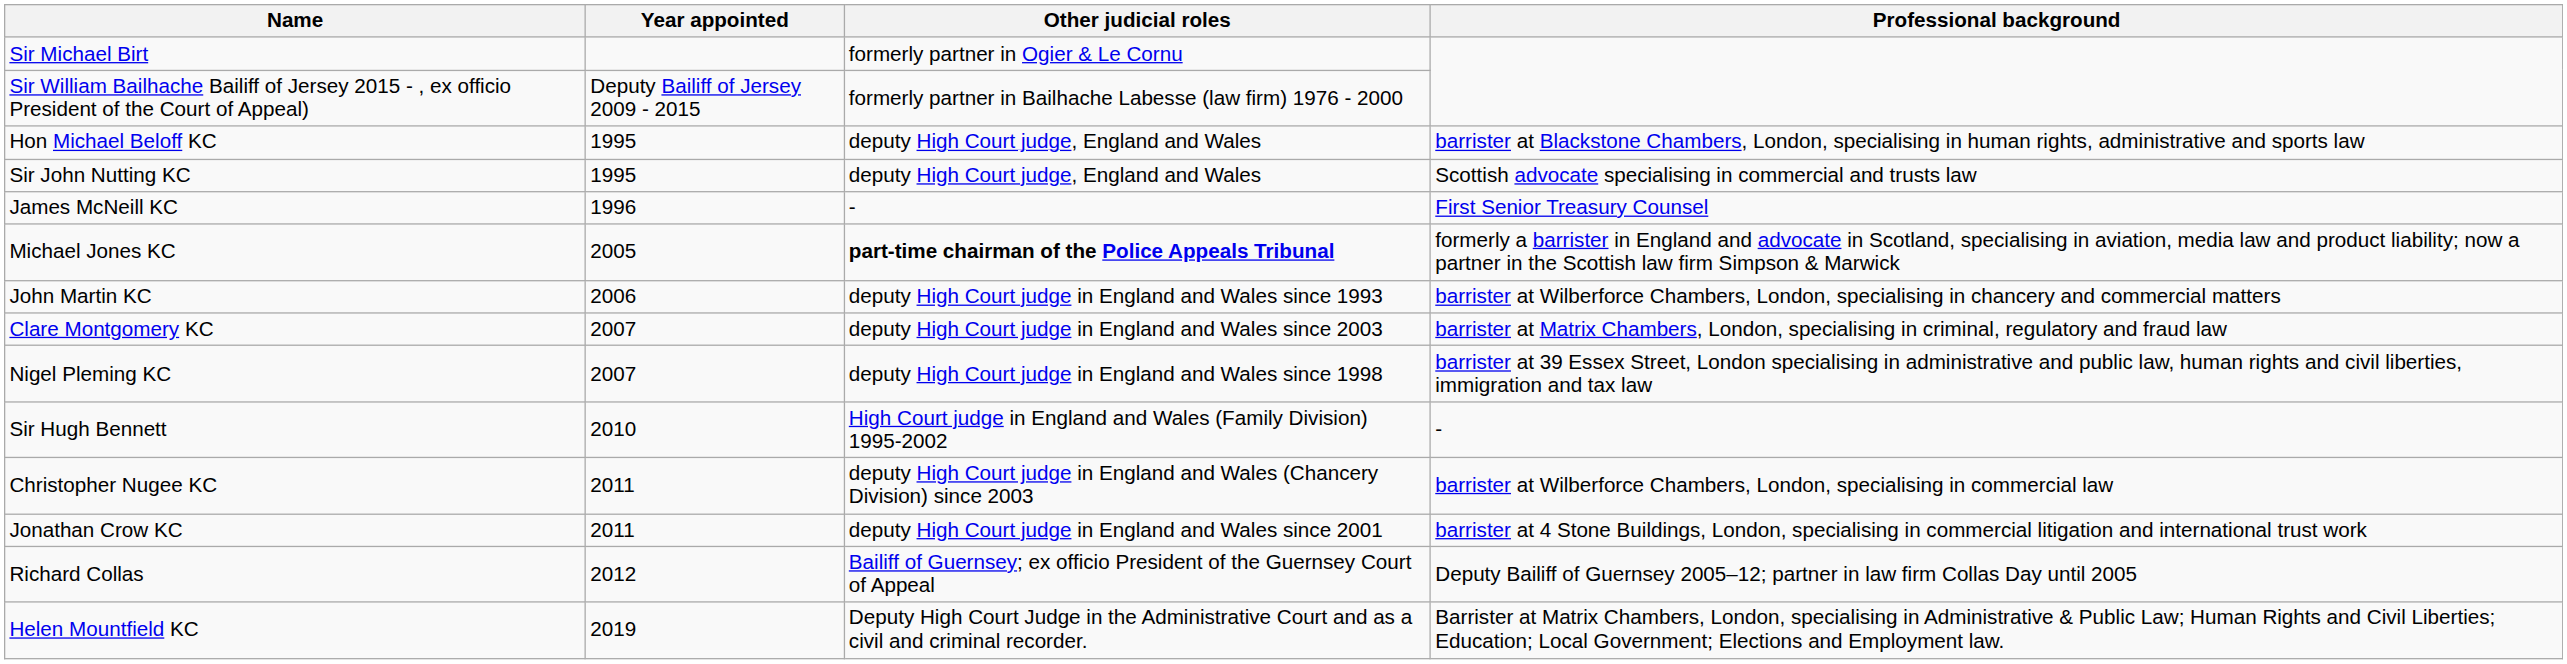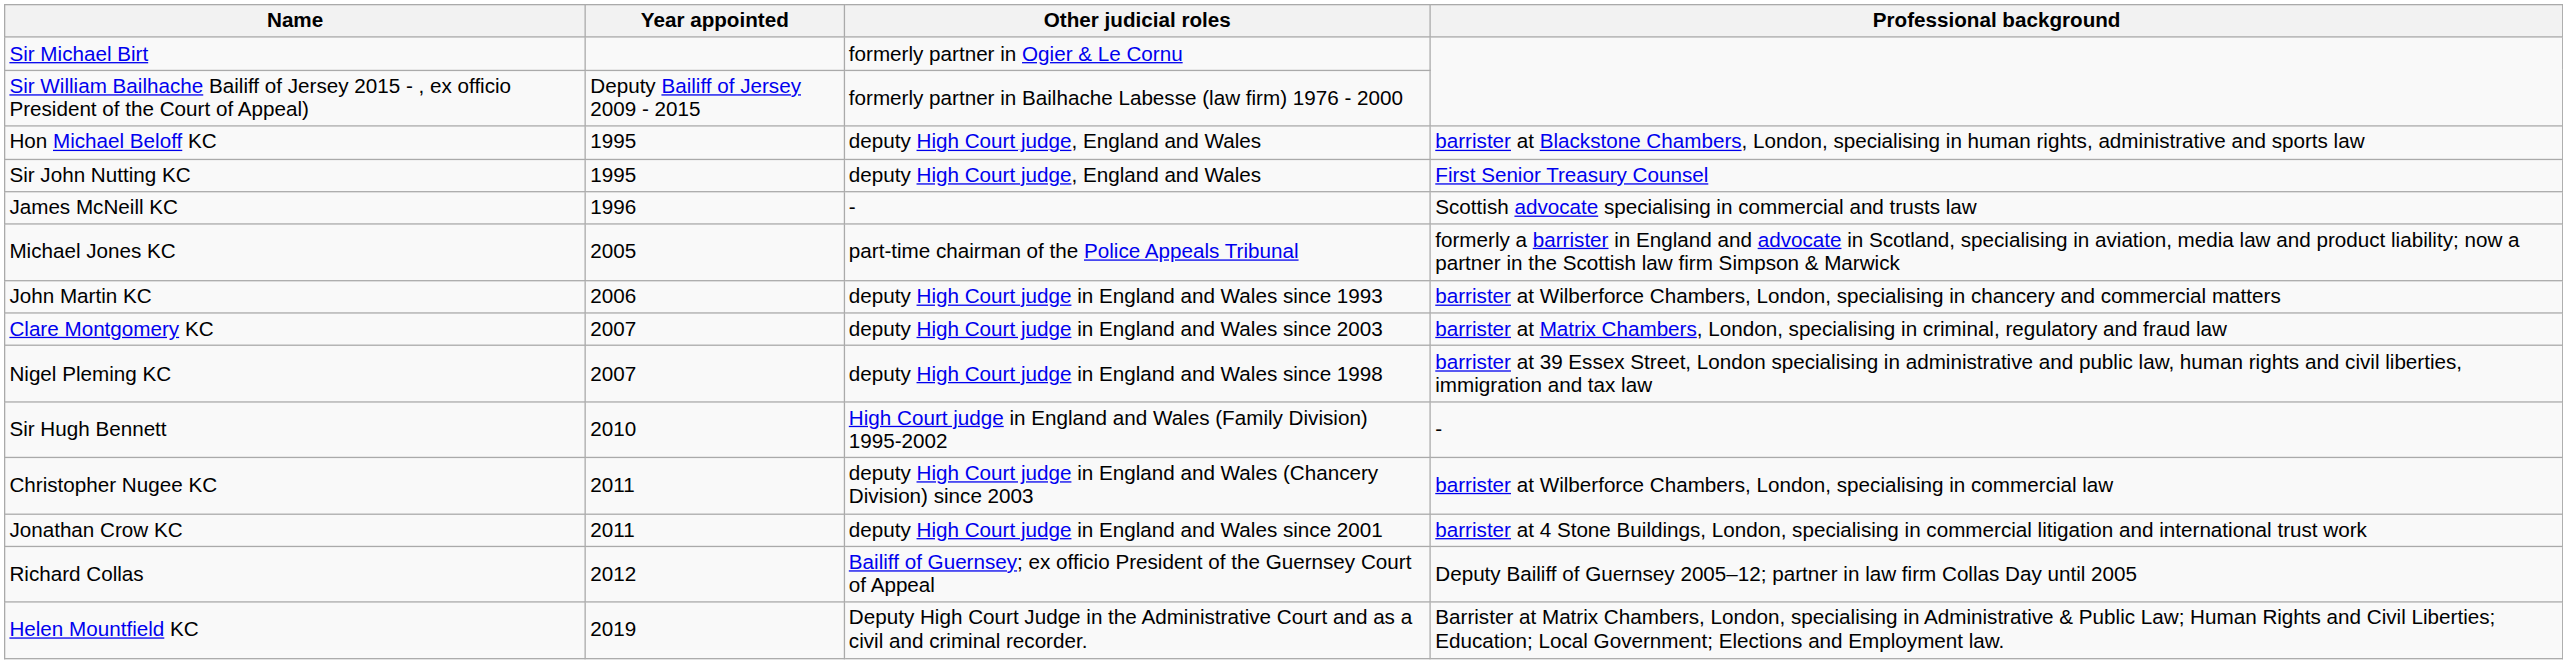(1706, 175) Scottish advocate specialising in commercial and trusts law -> (1572, 175) First Senior Treasury Counsel
(1572, 207) First Senior Treasury Counsel -> (1706, 207) Scottish advocate specialising in commercial and trusts law
(1092, 252) bold -> (1074, 252) normal
